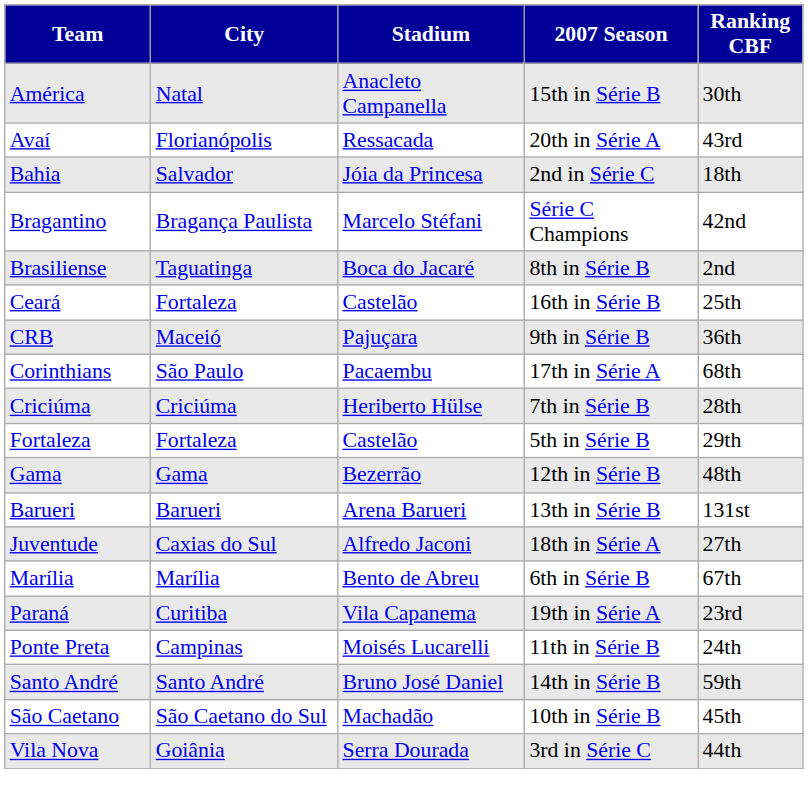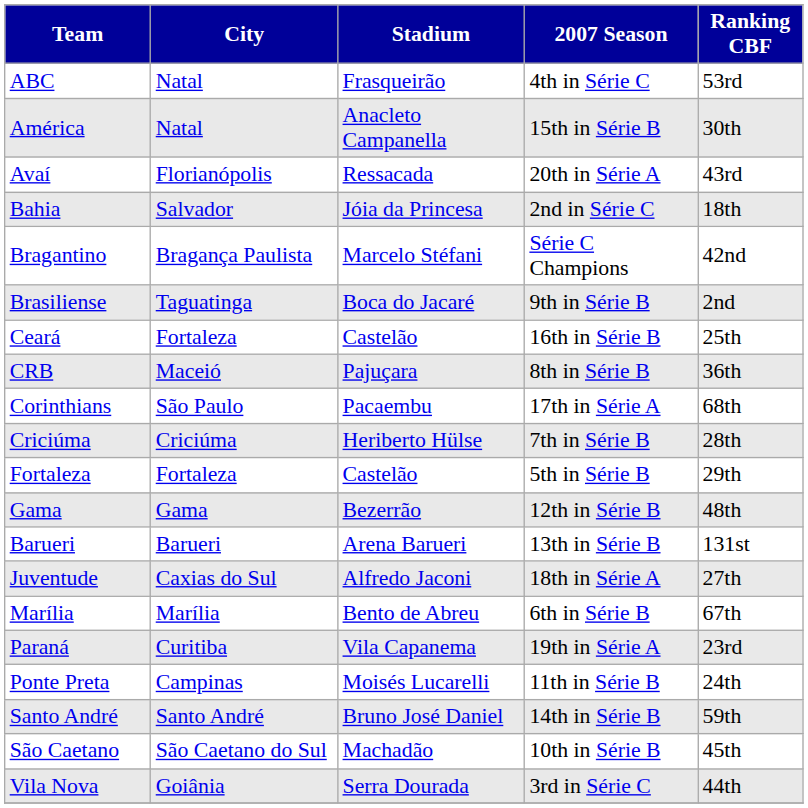+ row: (32, 80)
(590, 267) 8th in Série B -> (590, 302) 9th in Série B
(590, 336) 9th in Série B -> (590, 371) 8th in Série B
